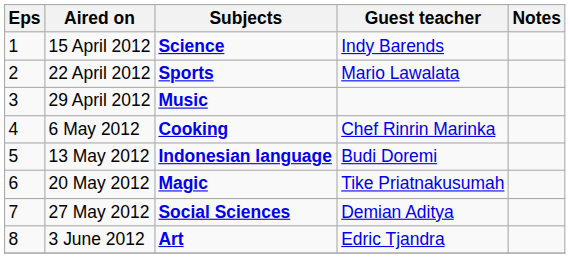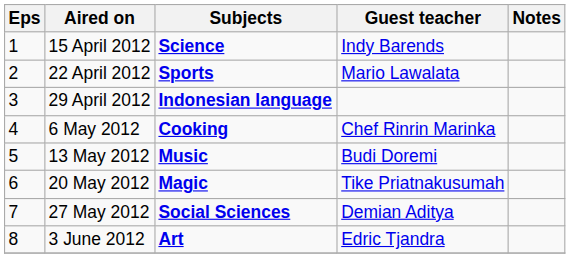(183, 101) Music -> (245, 101) Indonesian language
(245, 156) Indonesian language -> (183, 156) Music
